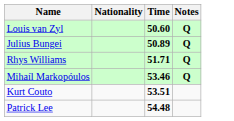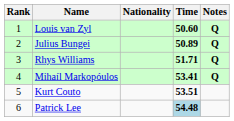+ column: (18, 12)
(159, 76) 53.46 -> (187, 76) 53.41
(159, 108) no background -> (187, 108) lightblue background
